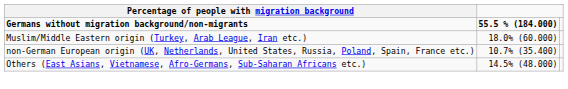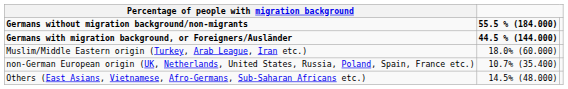+ row: (149, 38)
